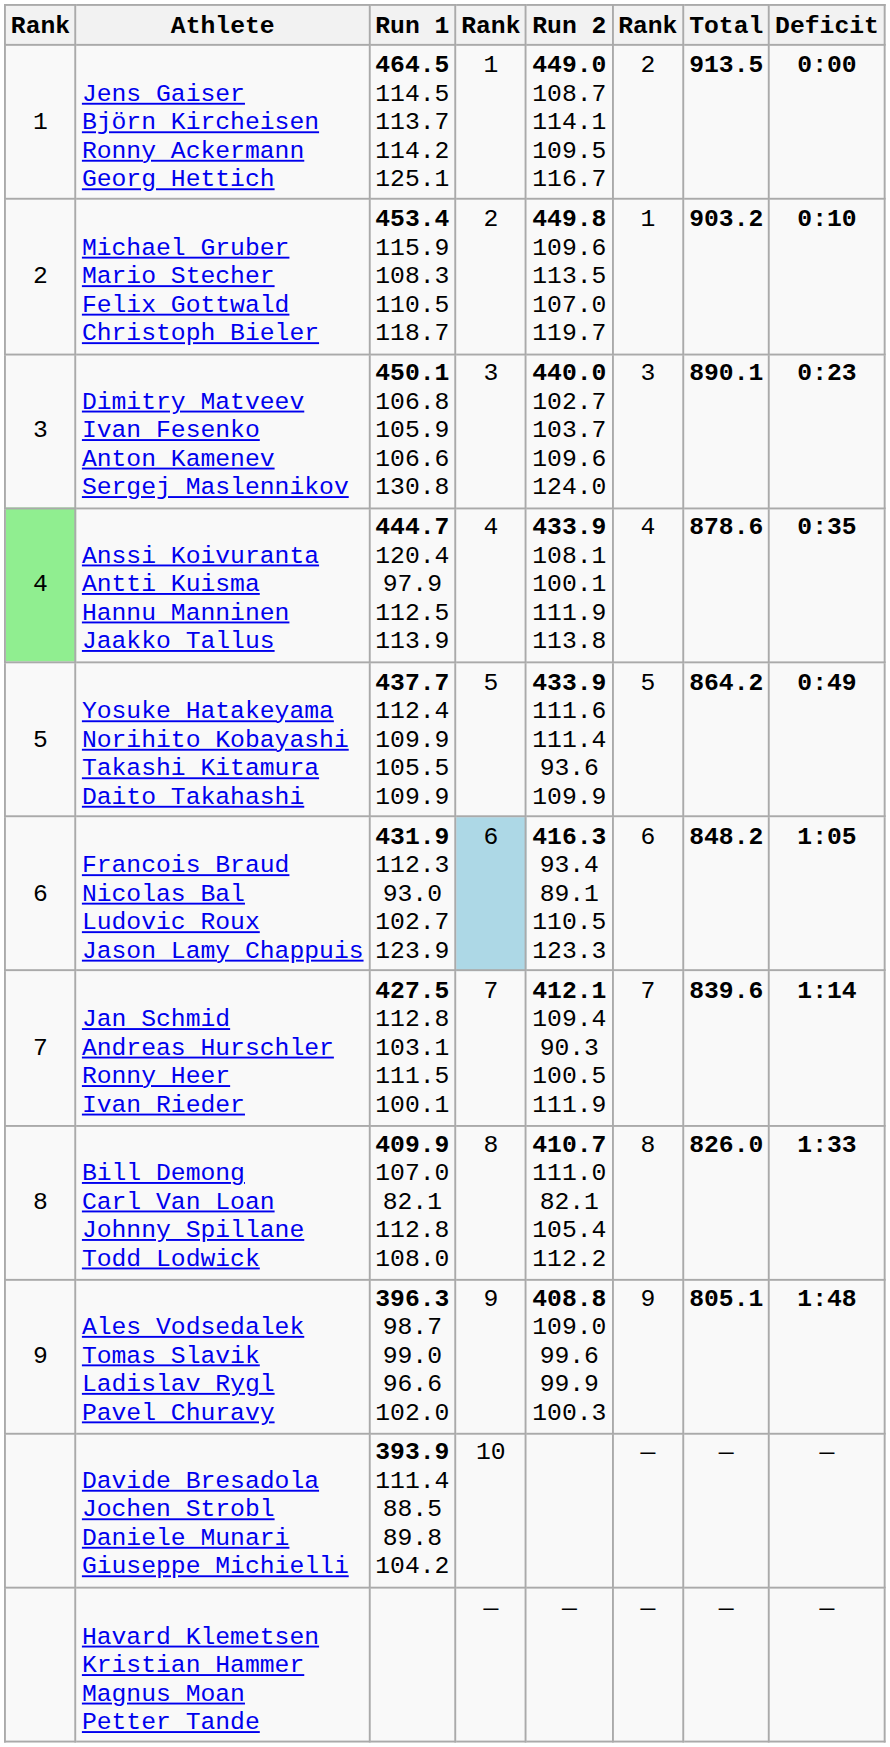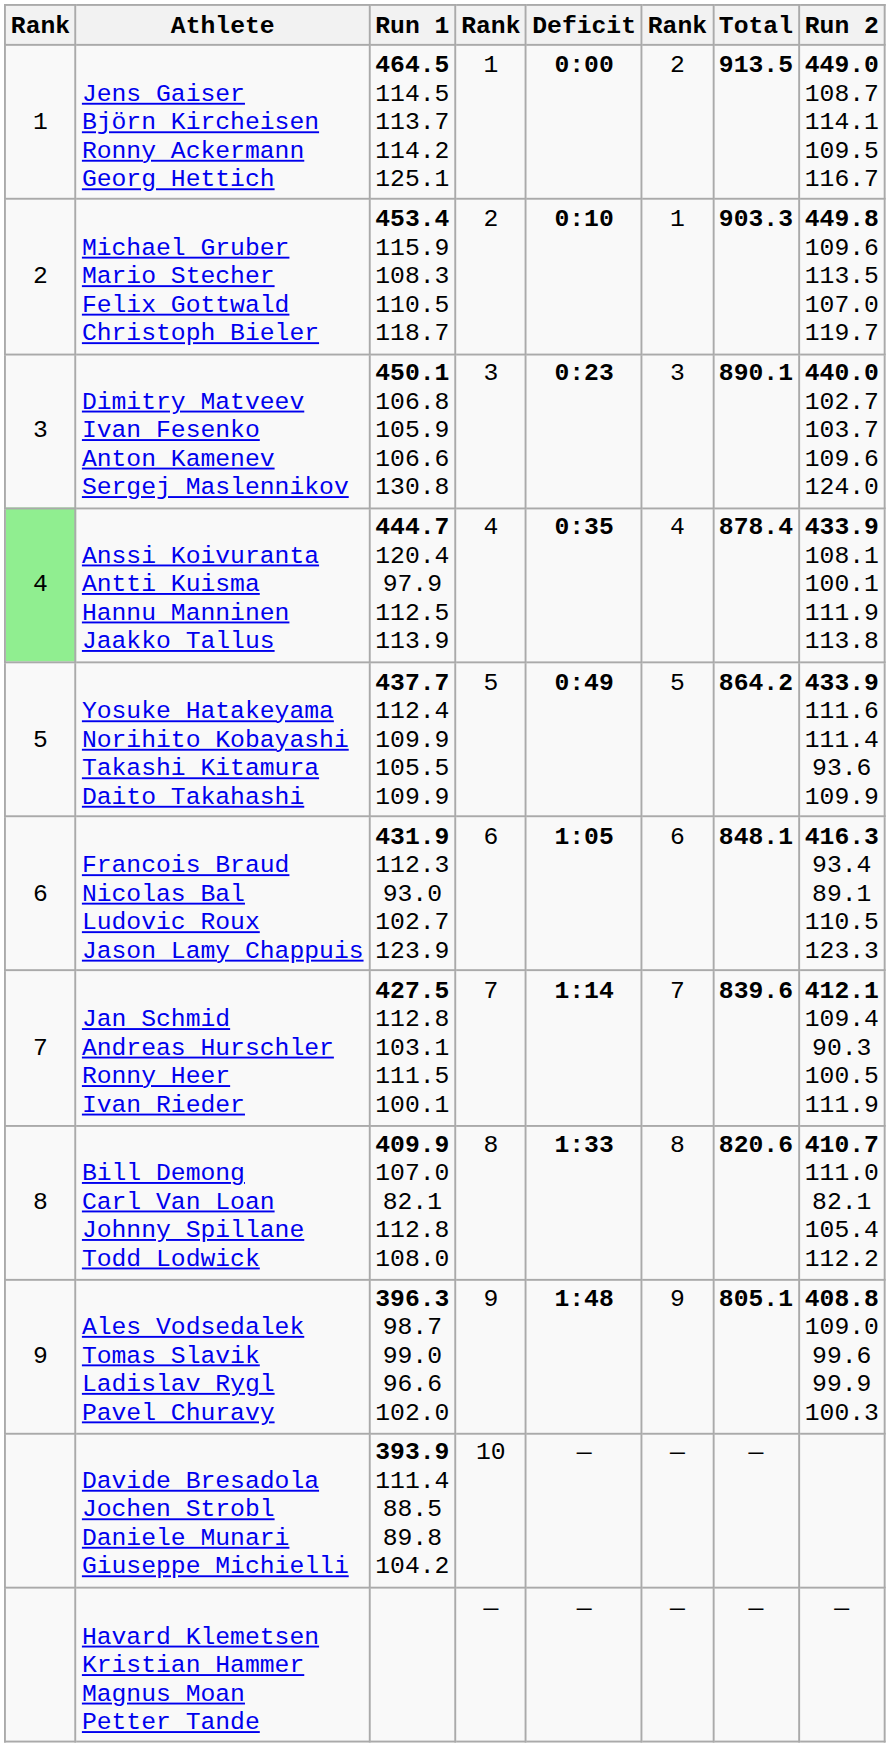columns swapped: (569, 25) <-> (827, 25)
(726, 220) 903.2 -> (756, 220) 903.3
(726, 528) 878.6 -> (756, 528) 878.4
(491, 837) lightblue background -> (491, 837) no background
(726, 837) 848.2 -> (756, 837) 848.1
(726, 1145) 826.0 -> (756, 1145) 820.6
